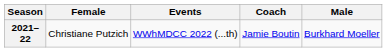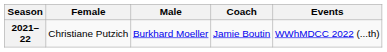columns swapped: (342, 12) <-> (185, 12)
